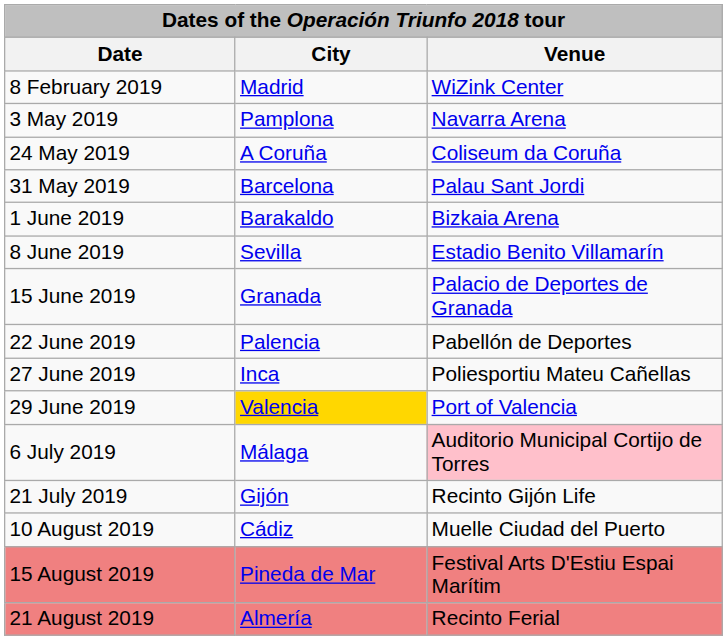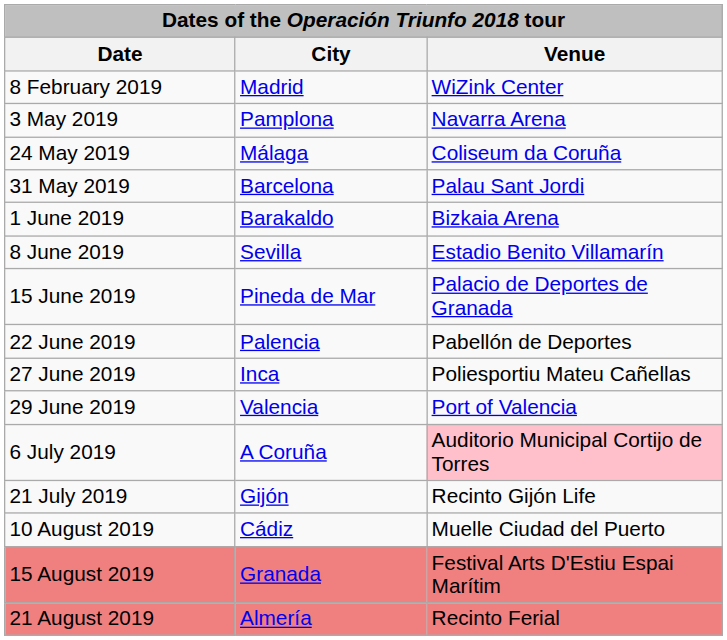(283, 152) A Coruña -> (274, 152) Málaga
(281, 296) Granada -> (308, 296) Pineda de Mar
(279, 407) gold background -> (279, 407) no background
(274, 451) Málaga -> (283, 451) A Coruña
(308, 574) Pineda de Mar -> (281, 574) Granada
